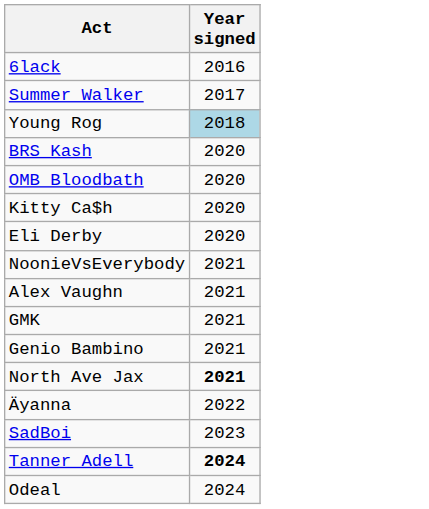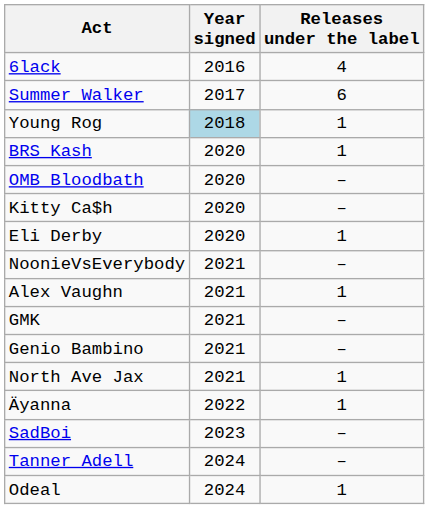+ column: (342, 29)
(225, 377) bold -> (225, 377) normal
(225, 461) bold -> (225, 461) normal
